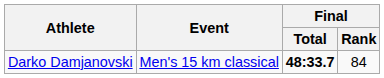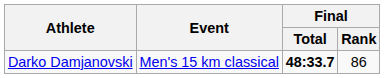(359, 62) 84 -> (359, 62) 86
